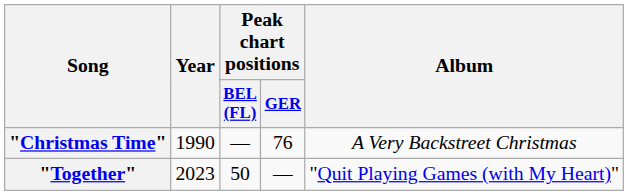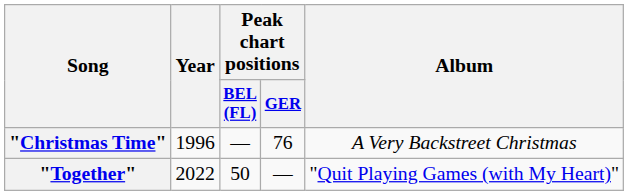(195, 142) 1990 -> (195, 142) 1996
(195, 174) 2023 -> (195, 174) 2022
